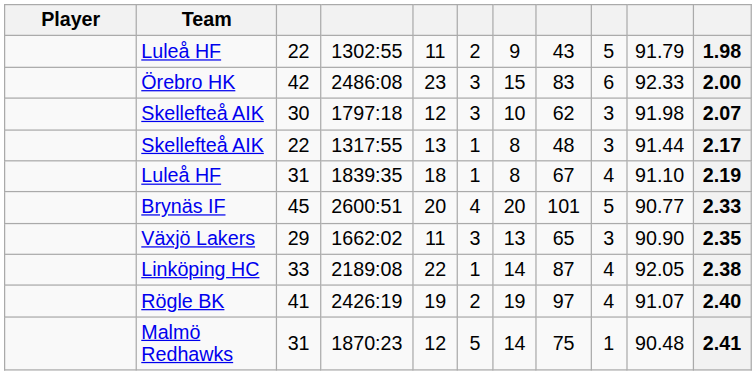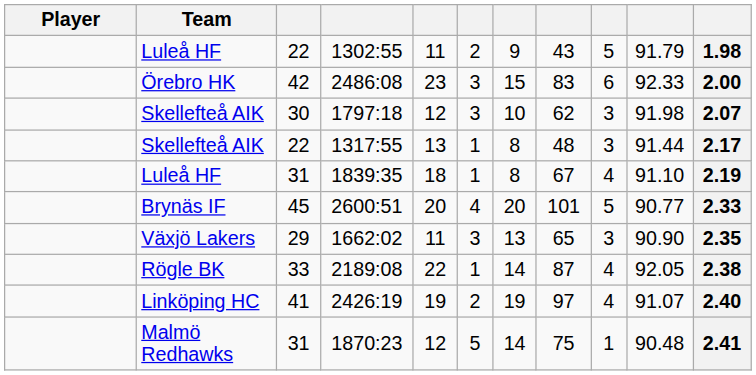(200, 269) Linköping HC -> (183, 269) Rögle BK
(183, 301) Rögle BK -> (200, 301) Linköping HC
